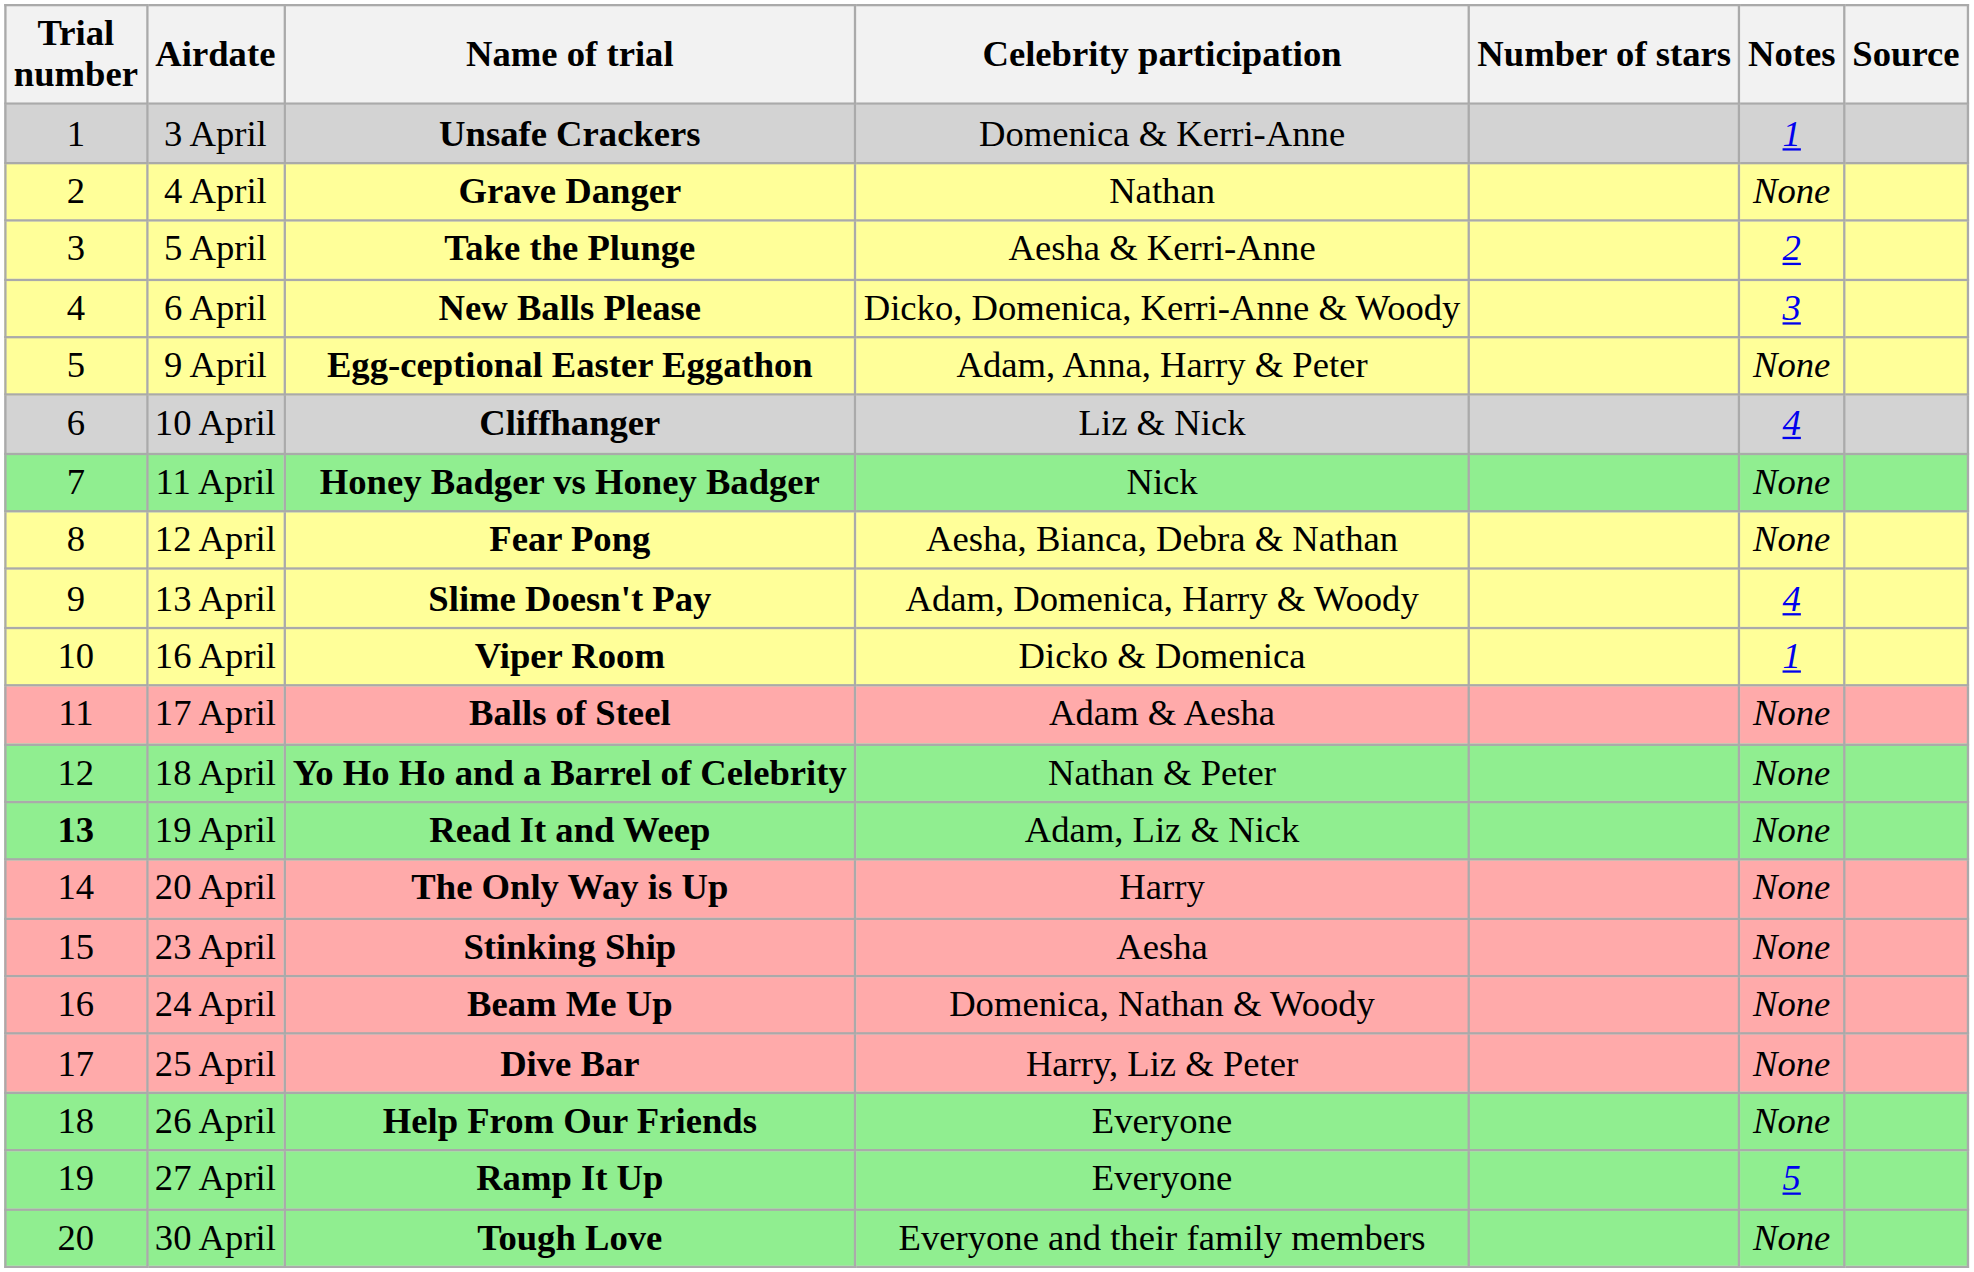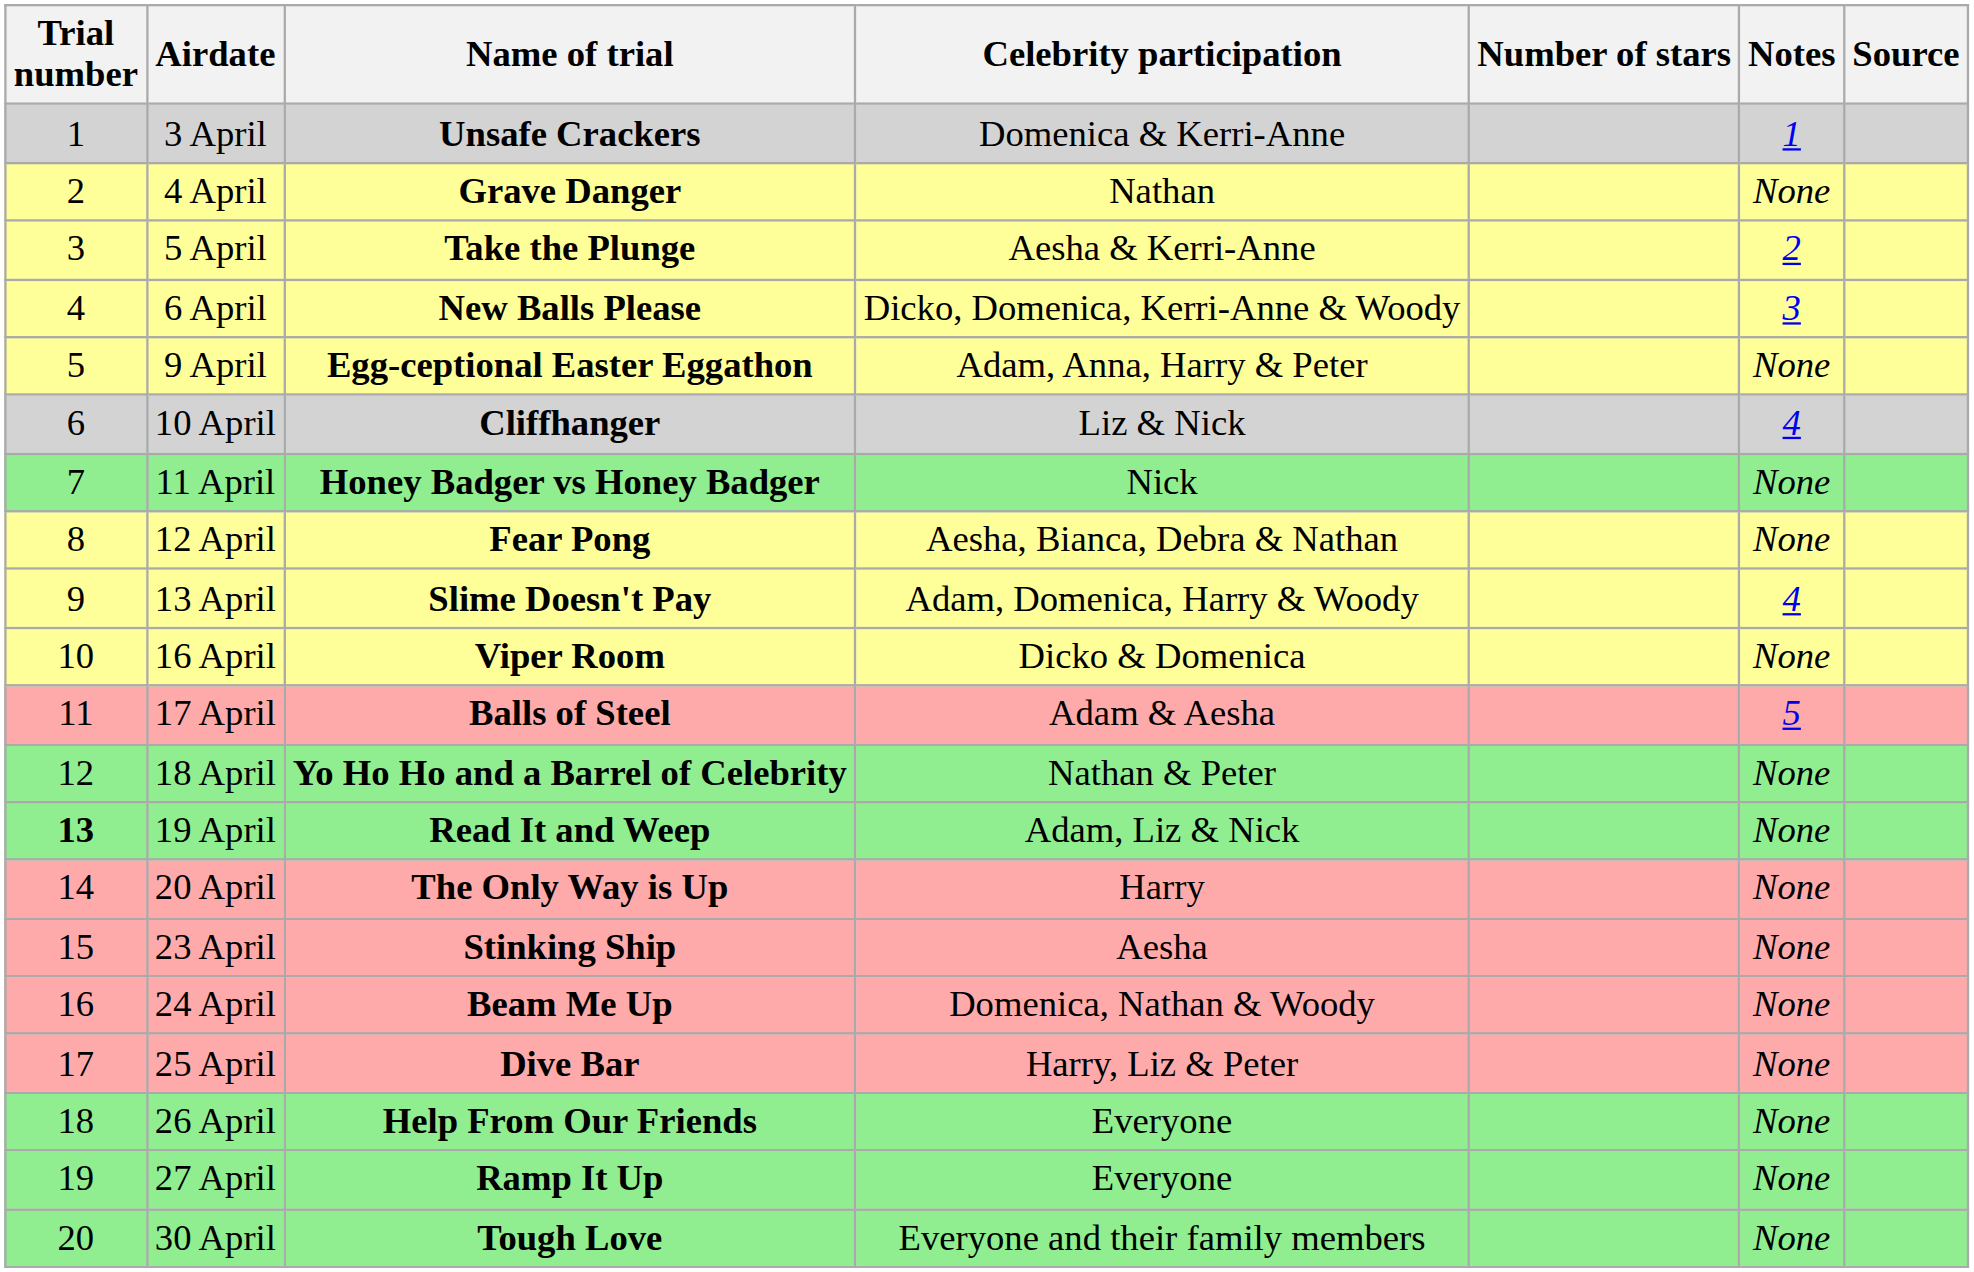(1792, 655) 1 -> (1792, 655) None
(1792, 713) None -> (1792, 713) 5
(1792, 1178) 5 -> (1792, 1178) None
